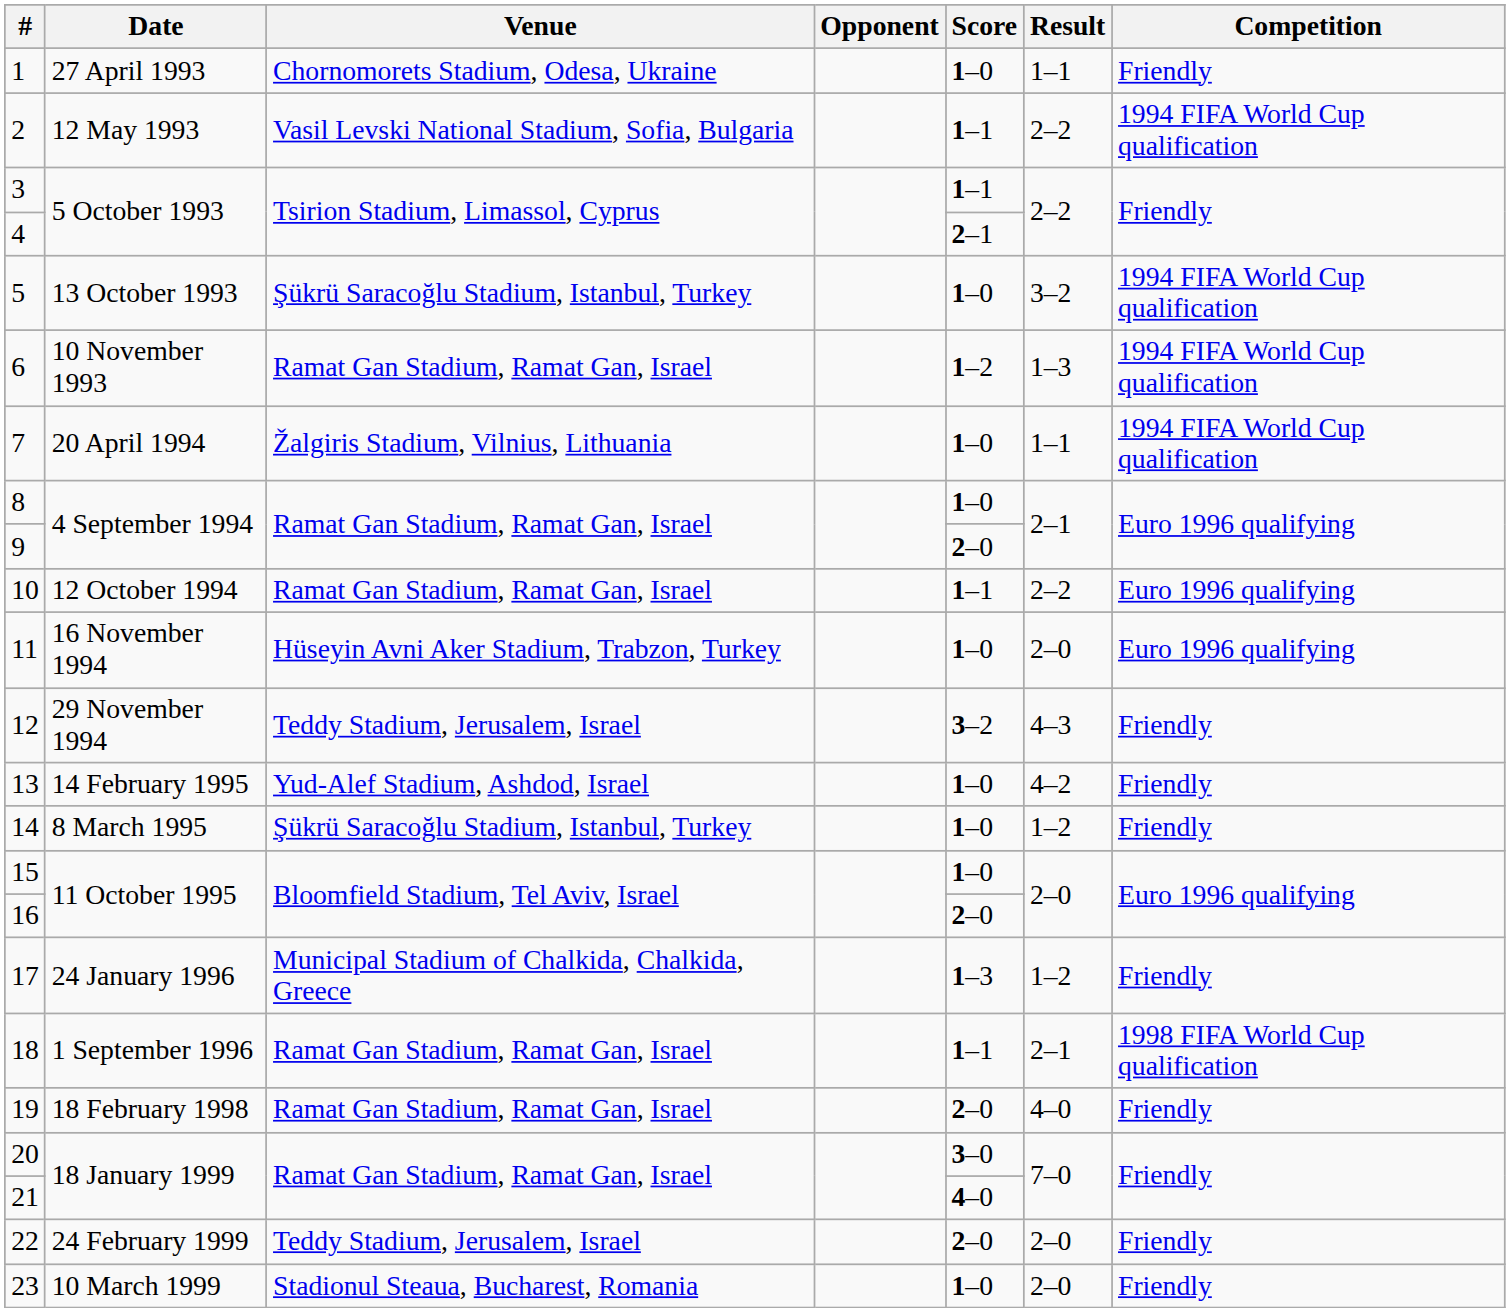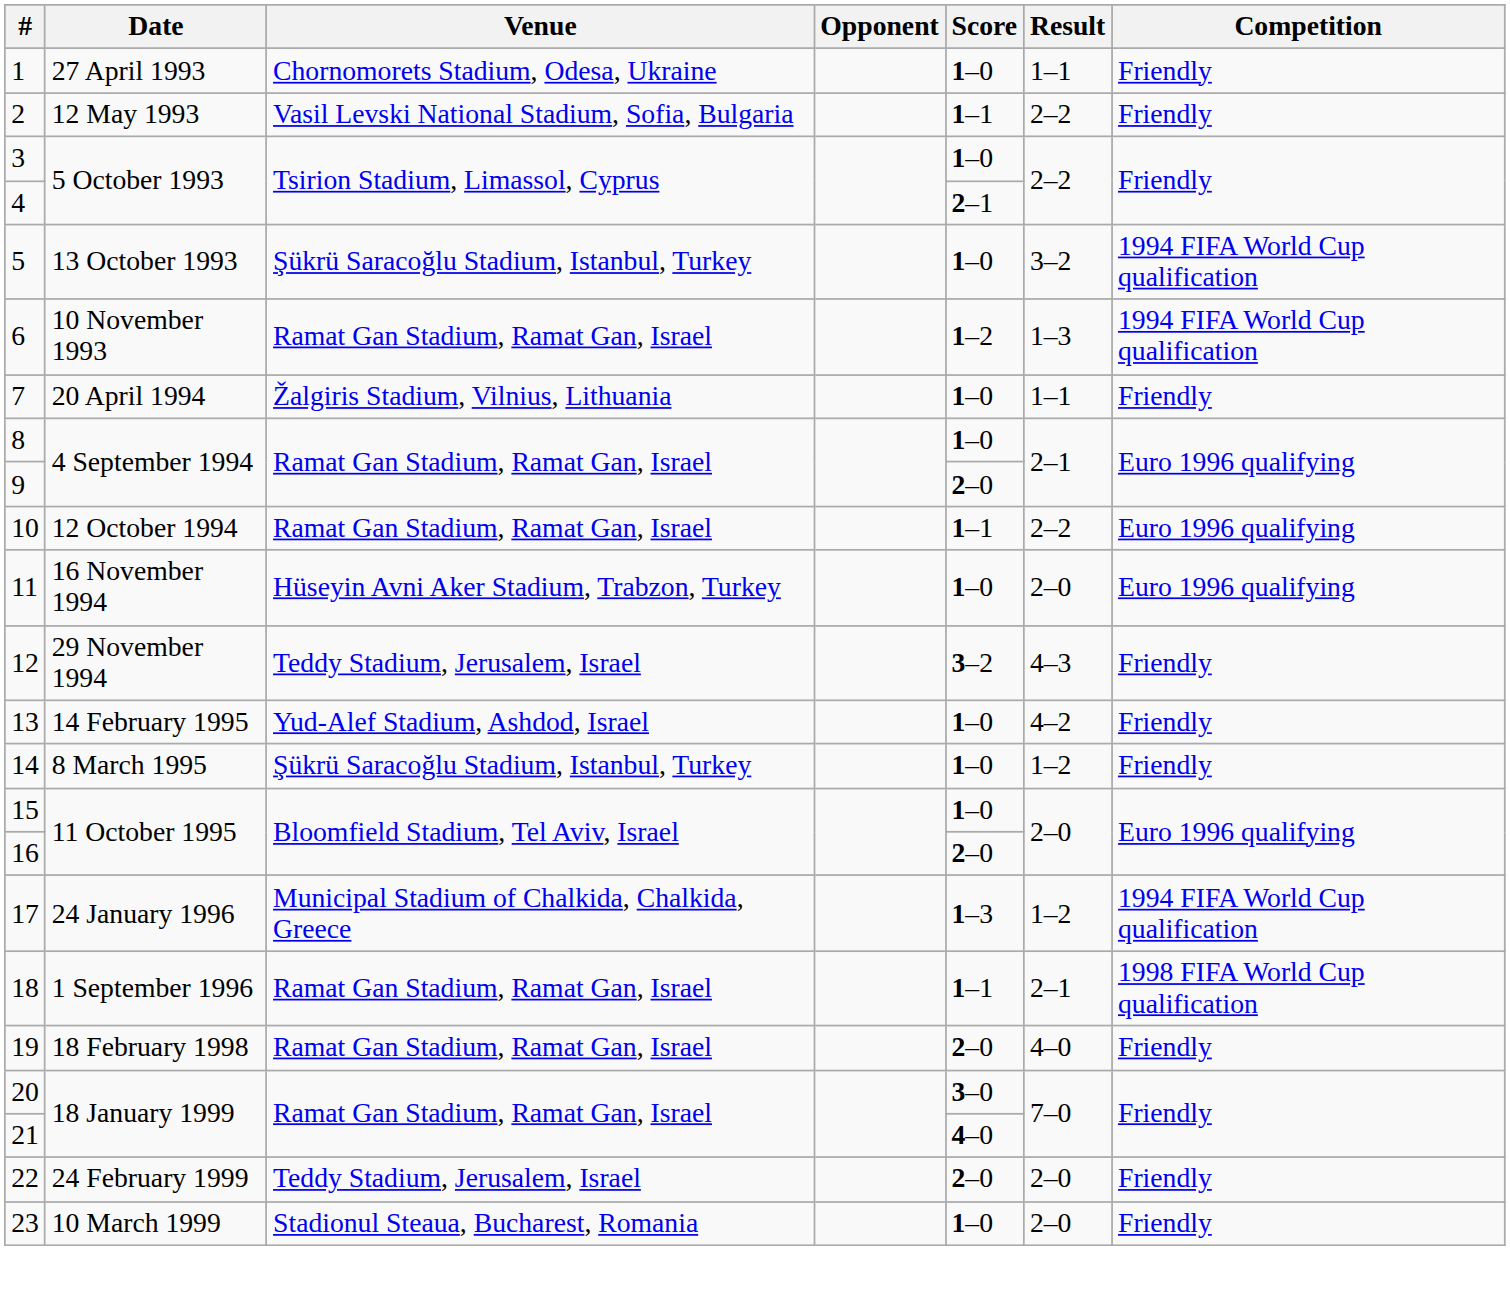(1241, 129) 1994 FIFA World Cup qualification -> (1165, 114) Friendly
(972, 189) 1–1 -> (972, 158) 1–0
(1241, 442) 1994 FIFA World Cup qualification -> (1165, 396) Friendly
(1165, 975) Friendly -> (1241, 912) 1994 FIFA World Cup qualification
